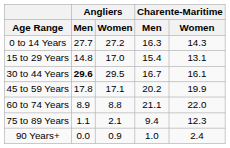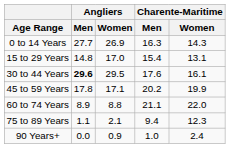(115, 43) 27.2 -> (115, 43) 26.9
(152, 74) 16.7 -> (152, 74) 17.6
